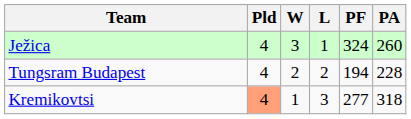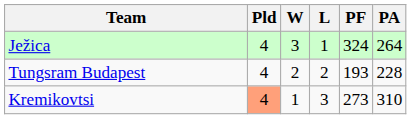(389, 45) 260 -> (389, 45) 264
(356, 72) 194 -> (356, 72) 193
(356, 99) 277 -> (356, 99) 273
(389, 99) 318 -> (389, 99) 310
